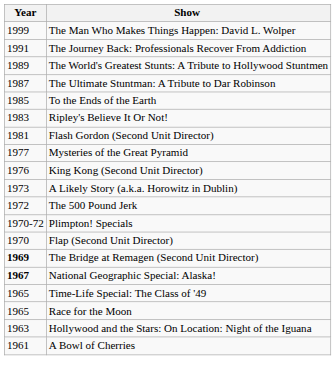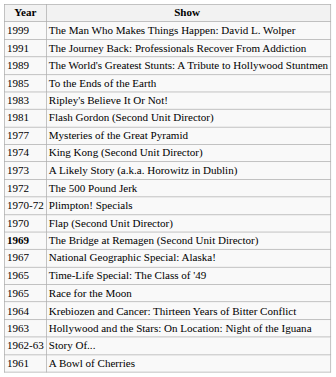- row: (162, 83)
(18, 170) 1976 -> (18, 153) 1974
(18, 275) bold -> (18, 258) normal
+ row: (173, 310)
+ row: (72, 345)
